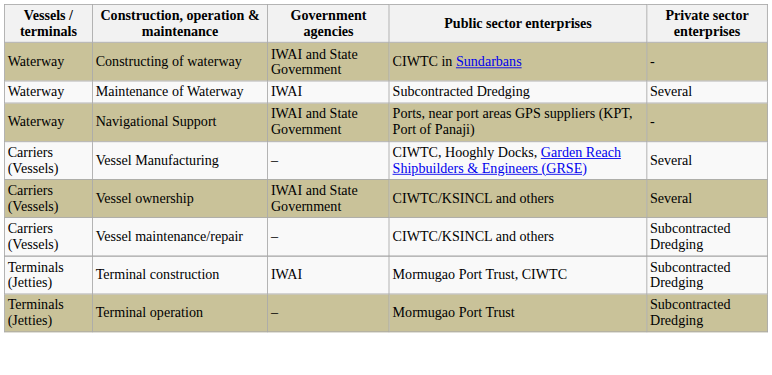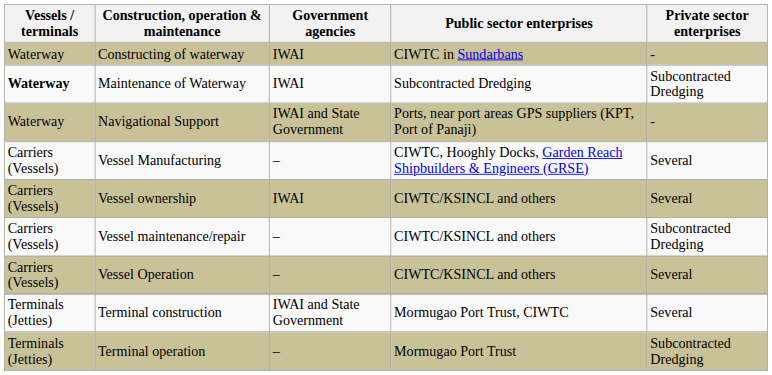(314, 61) IWAI and State Government -> (288, 53) IWAI
(36, 92) normal -> (39, 84) bold
(671, 92) Several -> (691, 84) Subcontracted Dredging
(314, 198) IWAI and State Government -> (288, 198) IWAI
+ row: (146, 274)
(287, 274) IWAI -> (316, 313) IWAI and State Government
(690, 274) Subcontracted Dredging -> (671, 313) Several
